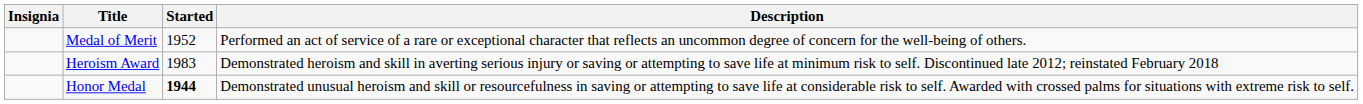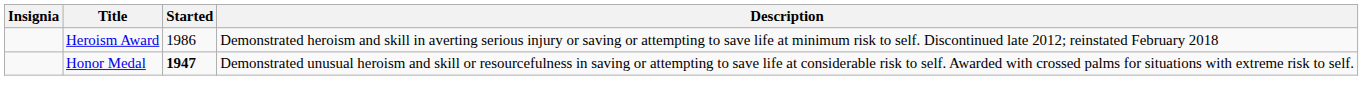- row: (111, 39)
(181, 63) 1983 -> (181, 39) 1986
(181, 87) 1944 -> (181, 63) 1947
